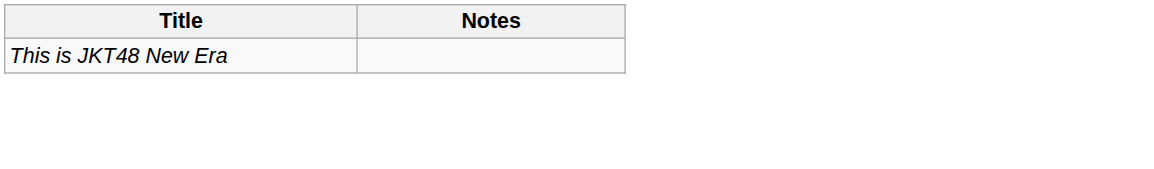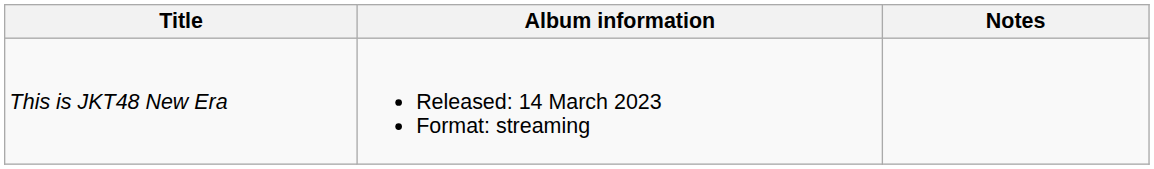+ column: (620, 21)
